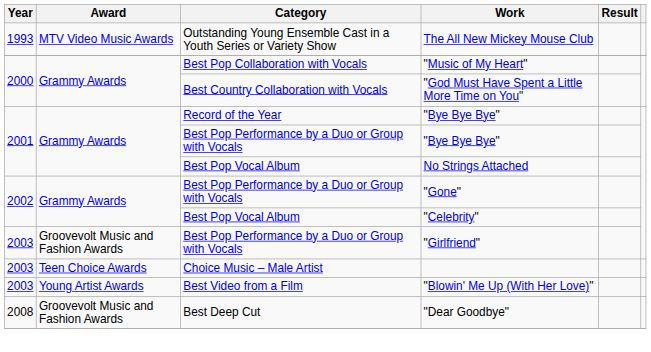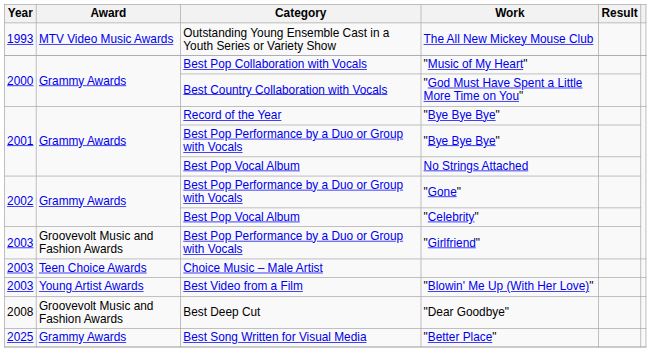+ row: (275, 337)
